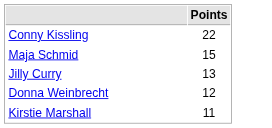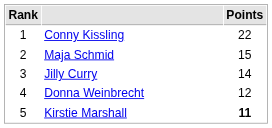+ column: (23, 15)
(209, 74) 13 -> (245, 74) 14
(209, 113) normal -> (245, 113) bold
